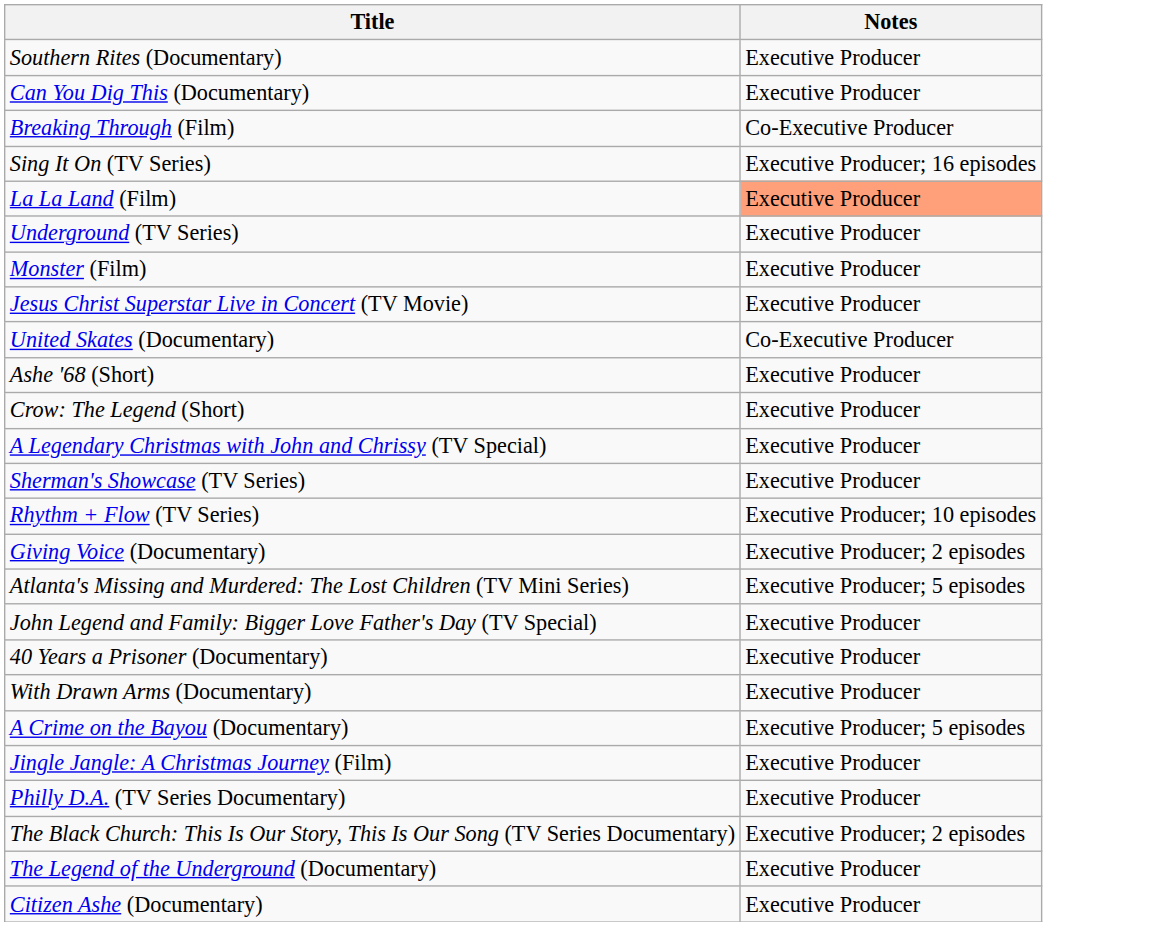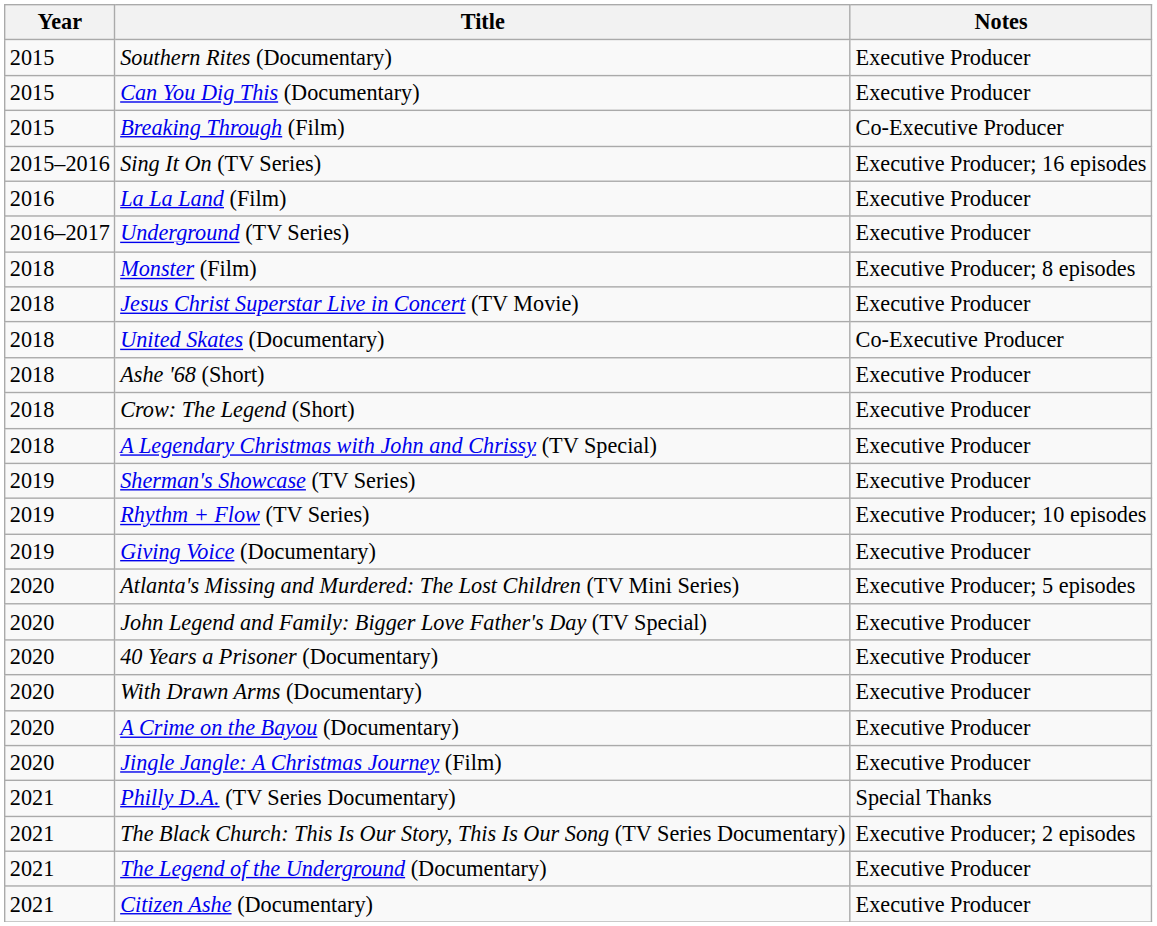+ column: (60, 22)
(833, 198) lightsalmon background -> (943, 198) no background
(833, 269) Executive Producer -> (996, 269) Executive Producer; 8 episodes
(885, 551) Executive Producer; 2 episodes -> (943, 551) Executive Producer
(885, 727) Executive Producer; 5 episodes -> (943, 727) Executive Producer
(833, 798) Executive Producer -> (924, 798) Special Thanks
